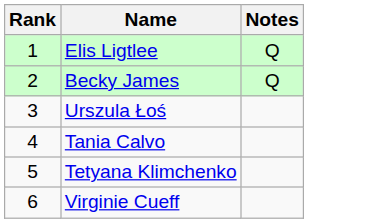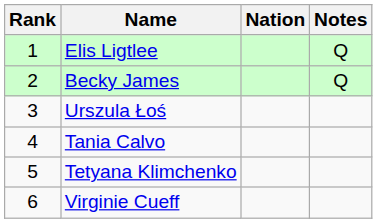+ column: (275, 19)
